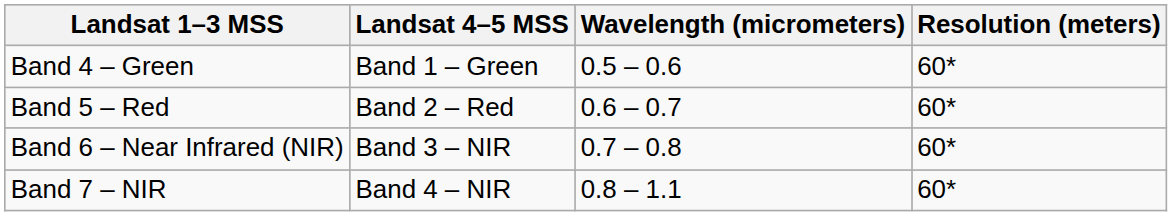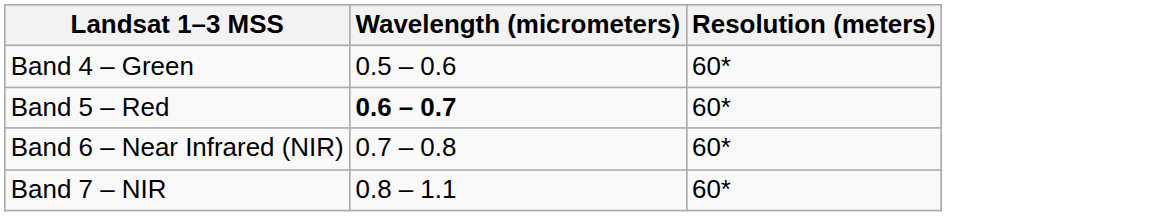- column: (462, 25)
(631, 107) normal -> (406, 107) bold
